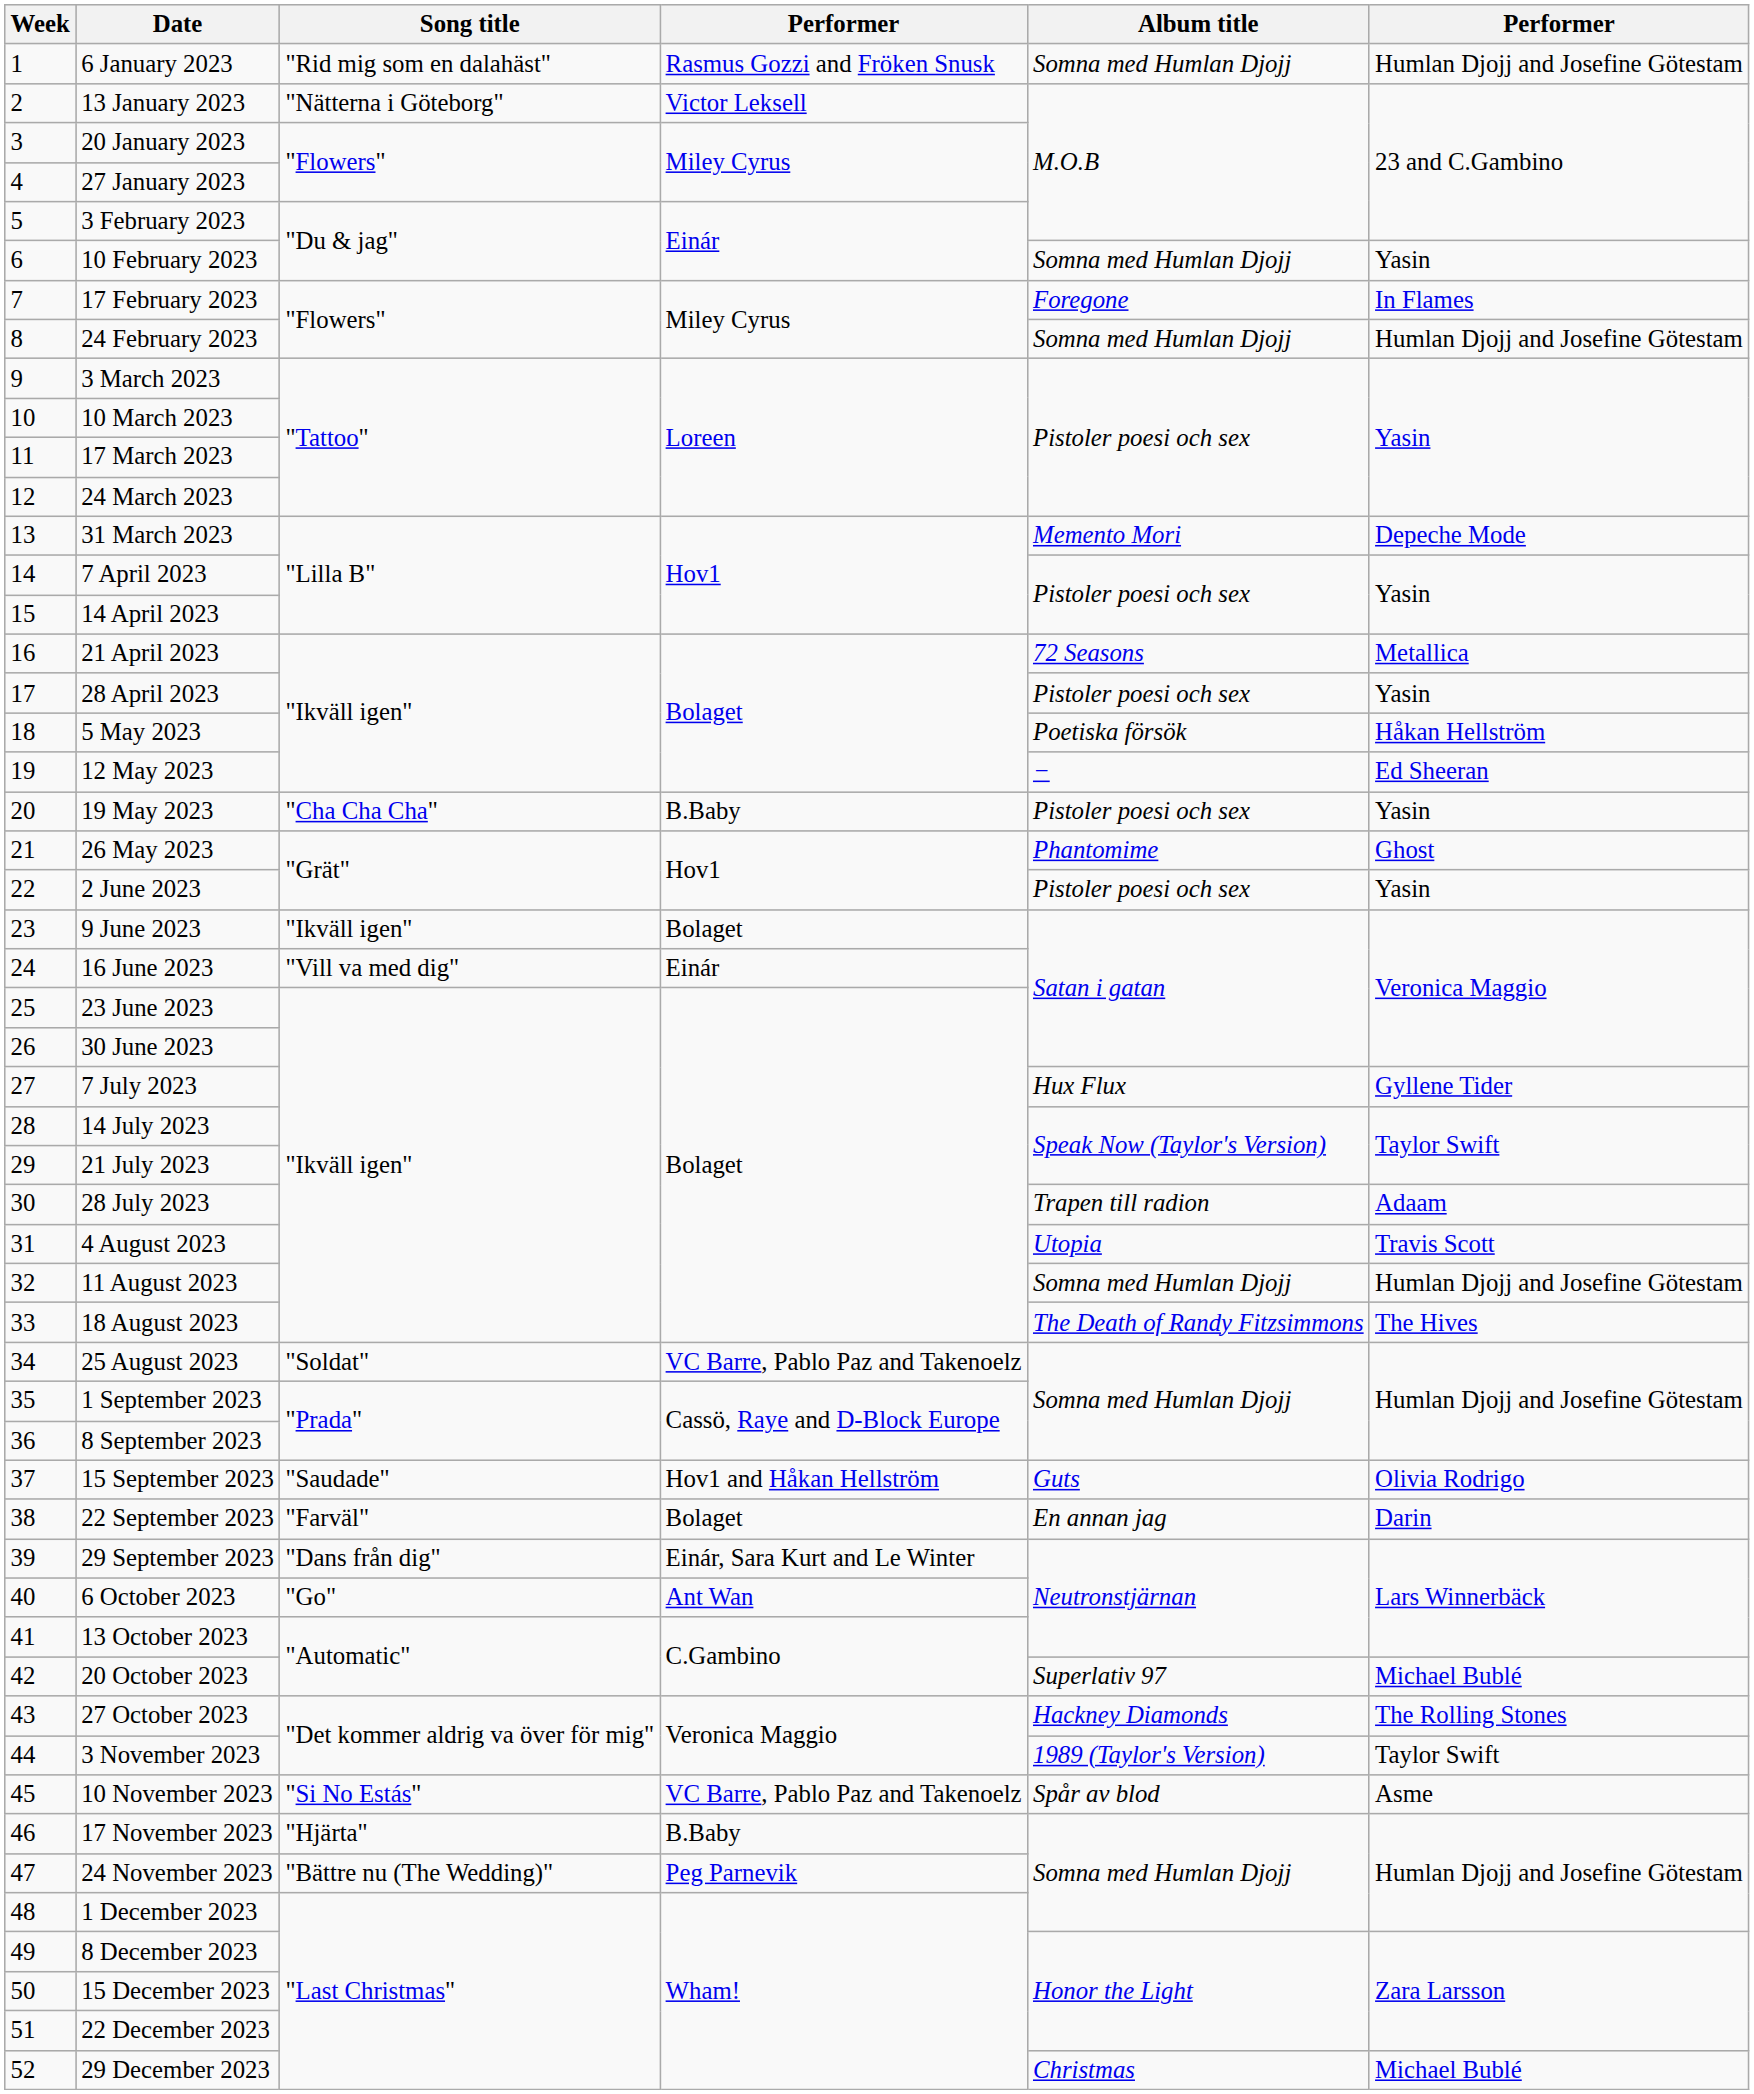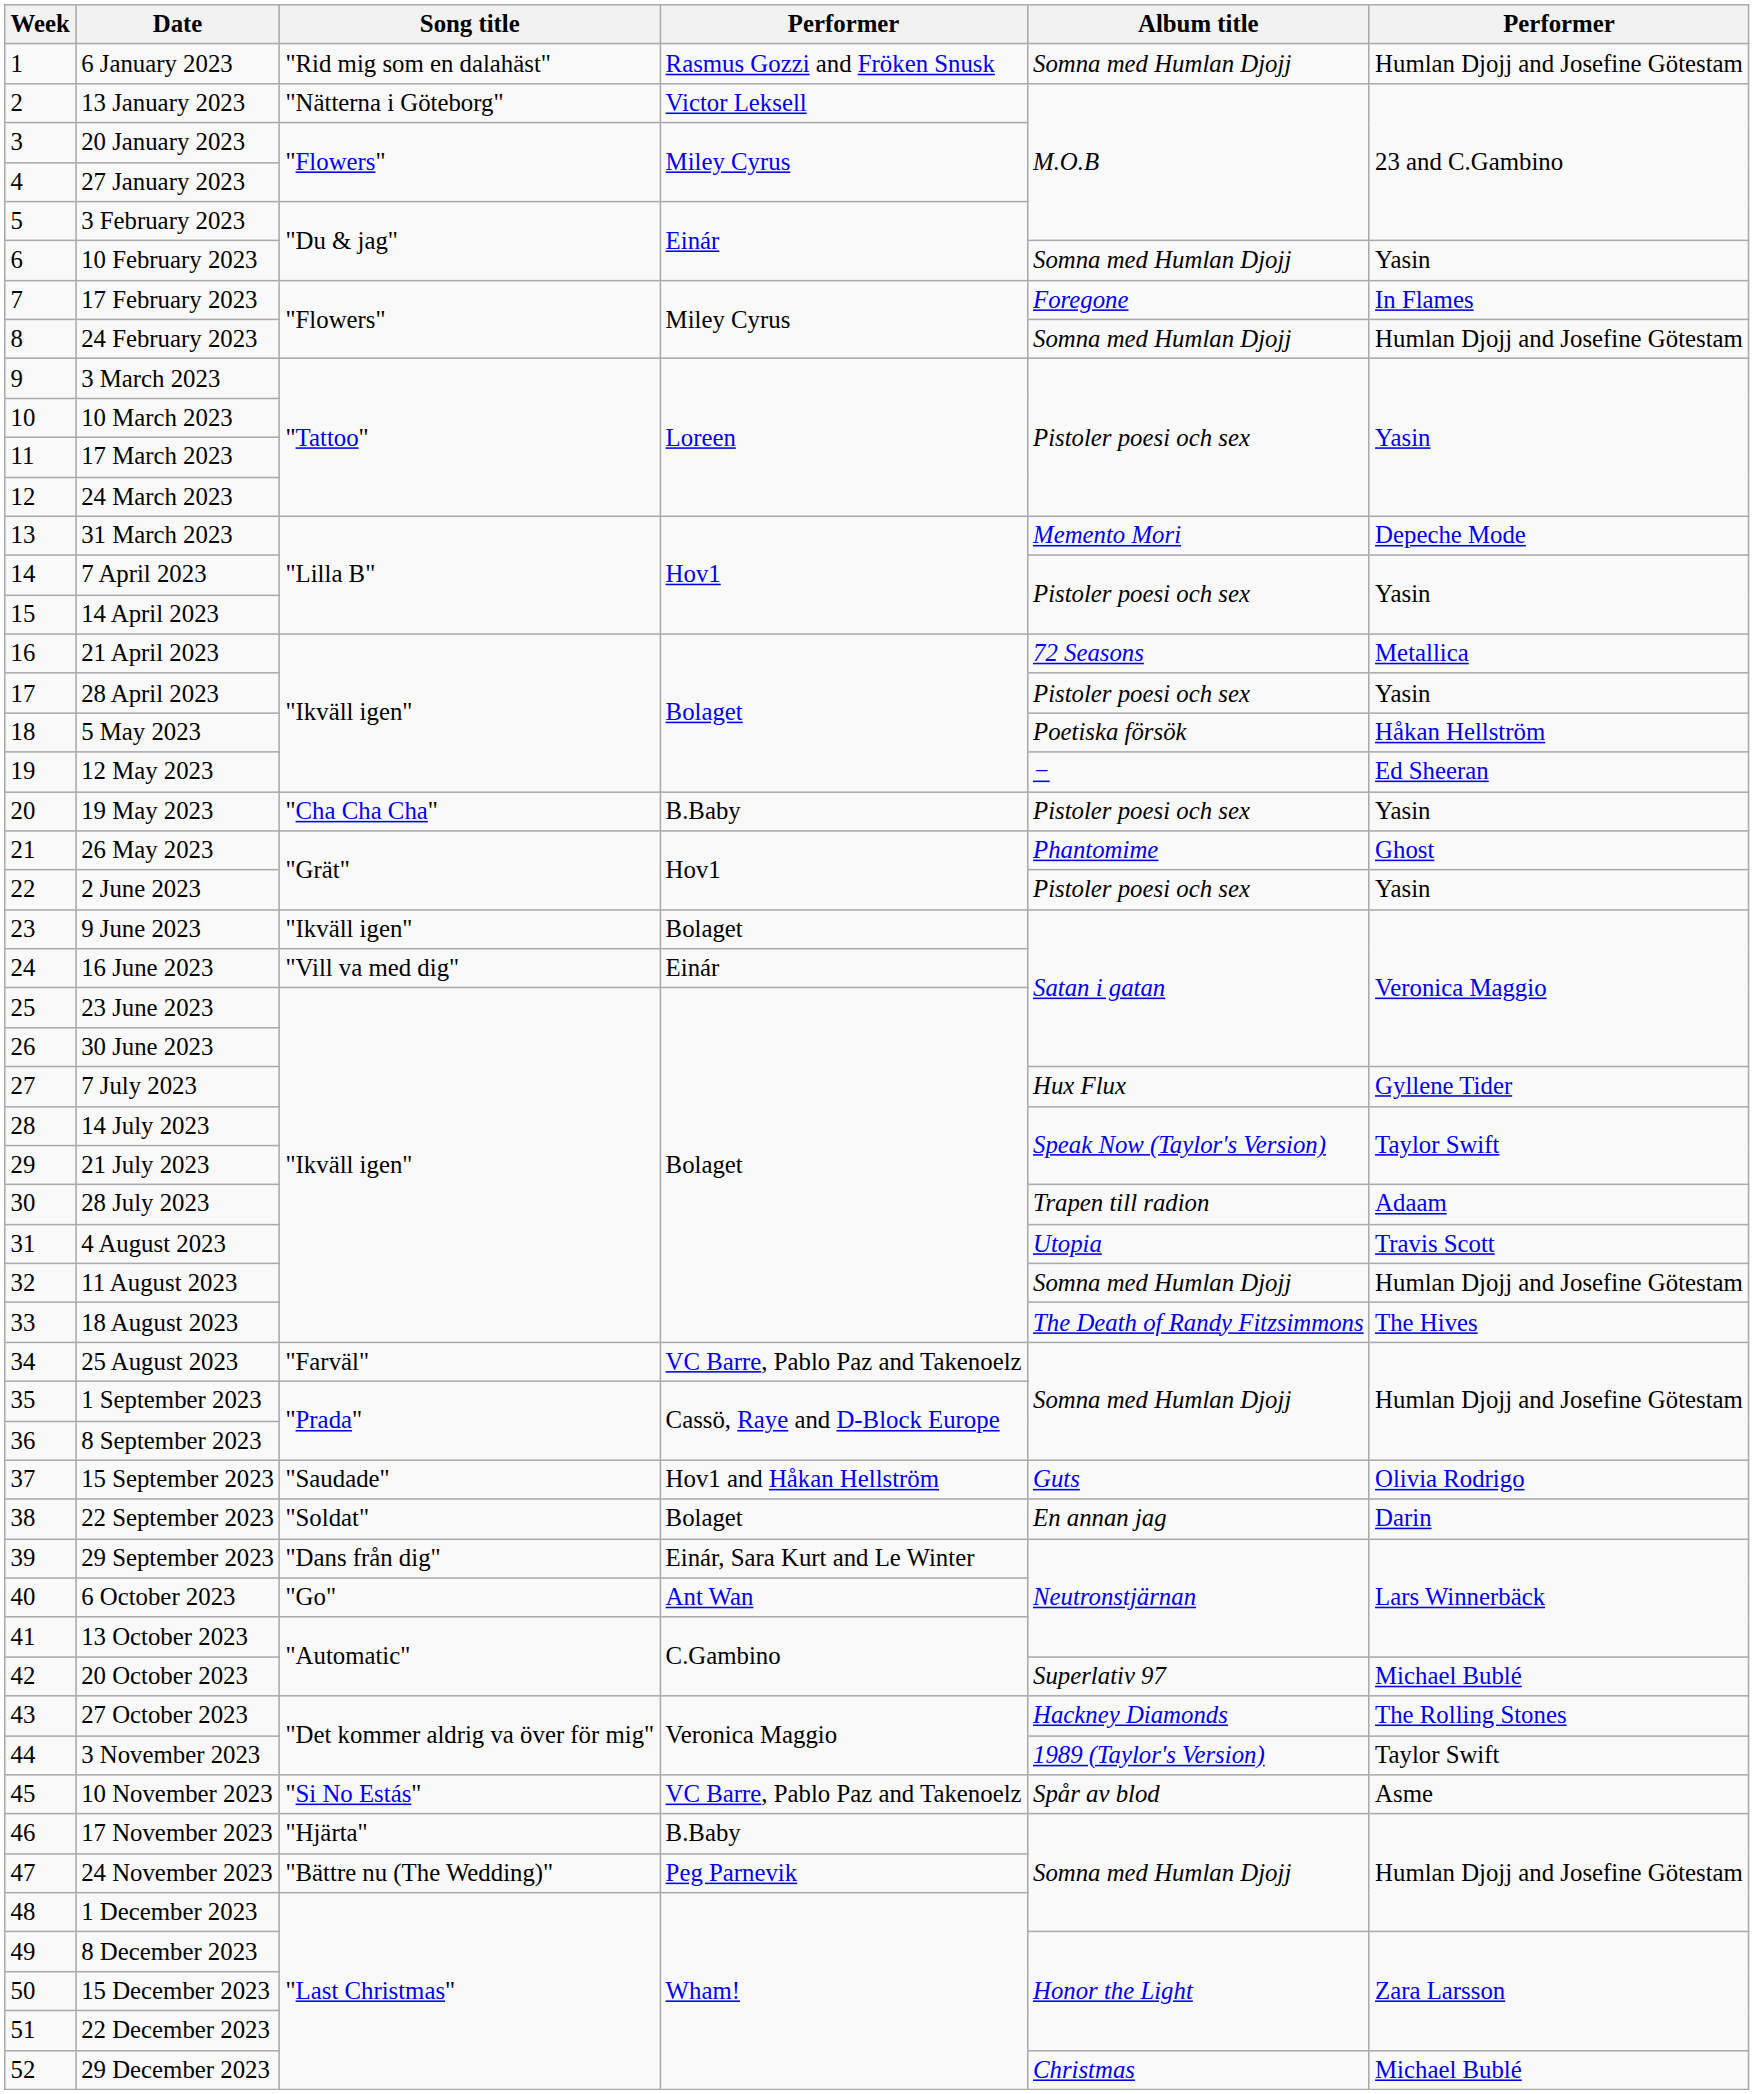(327, 1361) "Soldat" -> (327, 1361) "Farväl"
(327, 1518) "Farväl" -> (327, 1518) "Soldat"
